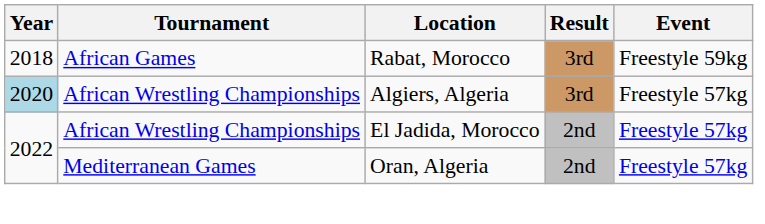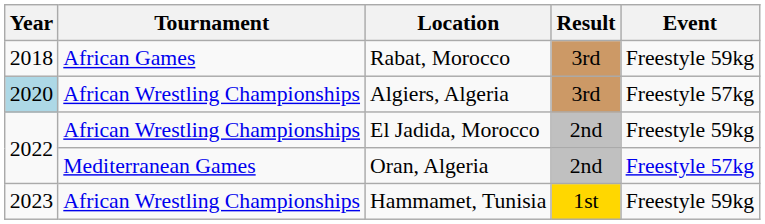(683, 130) Freestyle 57kg -> (690, 130) Freestyle 59kg
+ row: (458, 201)
